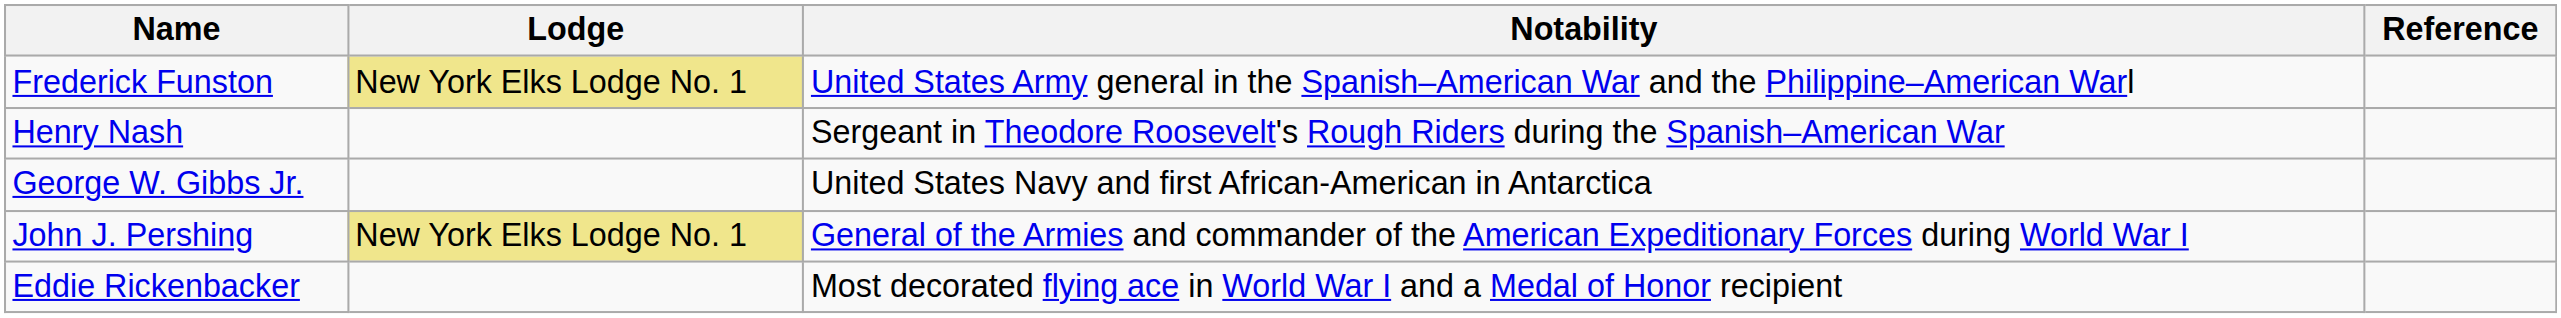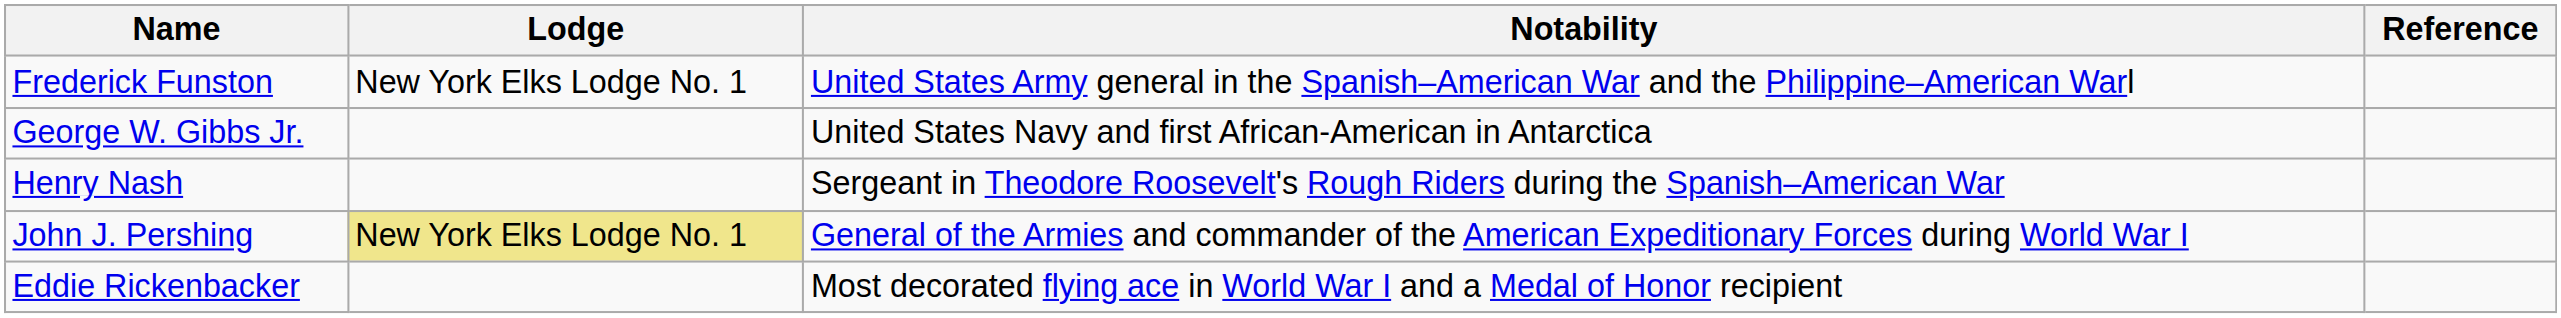(551, 81) khaki background -> (551, 81) no background
rows swapped: (158, 183) <-> (98, 132)
